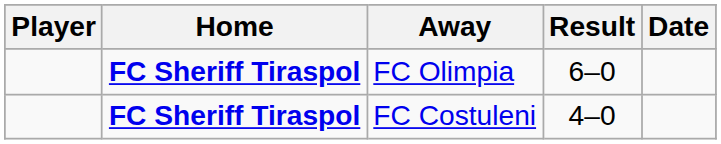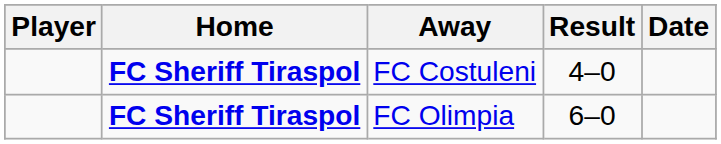rows swapped: (455, 116) <-> (444, 71)
